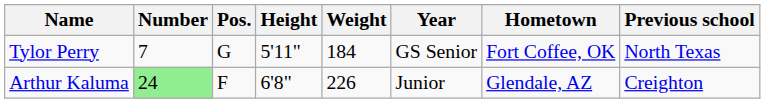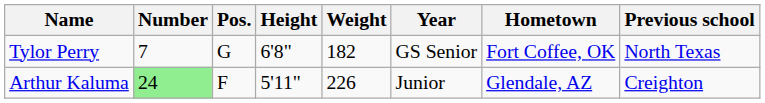(281, 51) 5'11" -> (276, 51) 6'8"
(341, 51) 184 -> (341, 51) 182
(276, 82) 6'8" -> (281, 82) 5'11"
